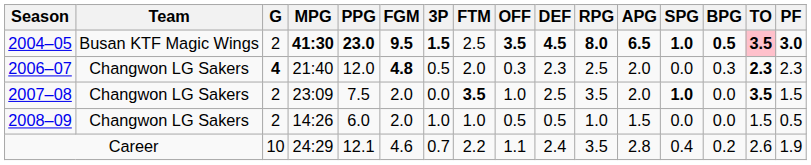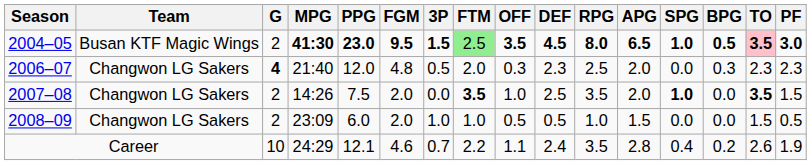(474, 43) no background -> (474, 43) lightgreen background
(401, 69) bold -> (401, 69) normal
(761, 69) bold -> (761, 69) normal
(313, 95) 23:09 -> (313, 95) 14:26
(313, 120) 14:26 -> (313, 120) 23:09
